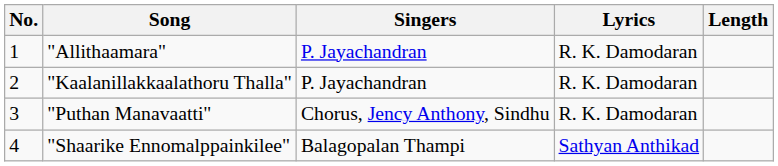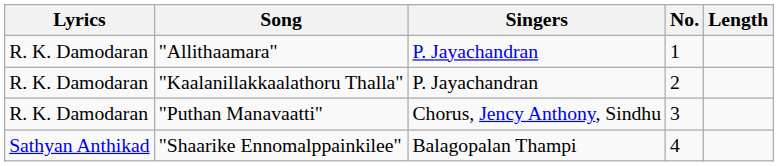columns swapped: (24, 20) <-> (629, 20)
